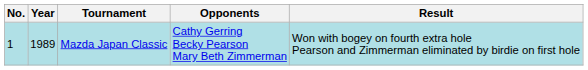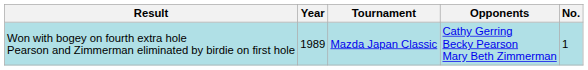columns swapped: (16, 13) <-> (436, 13)
